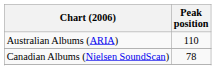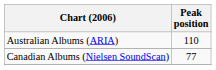(191, 56) 78 -> (191, 56) 77
